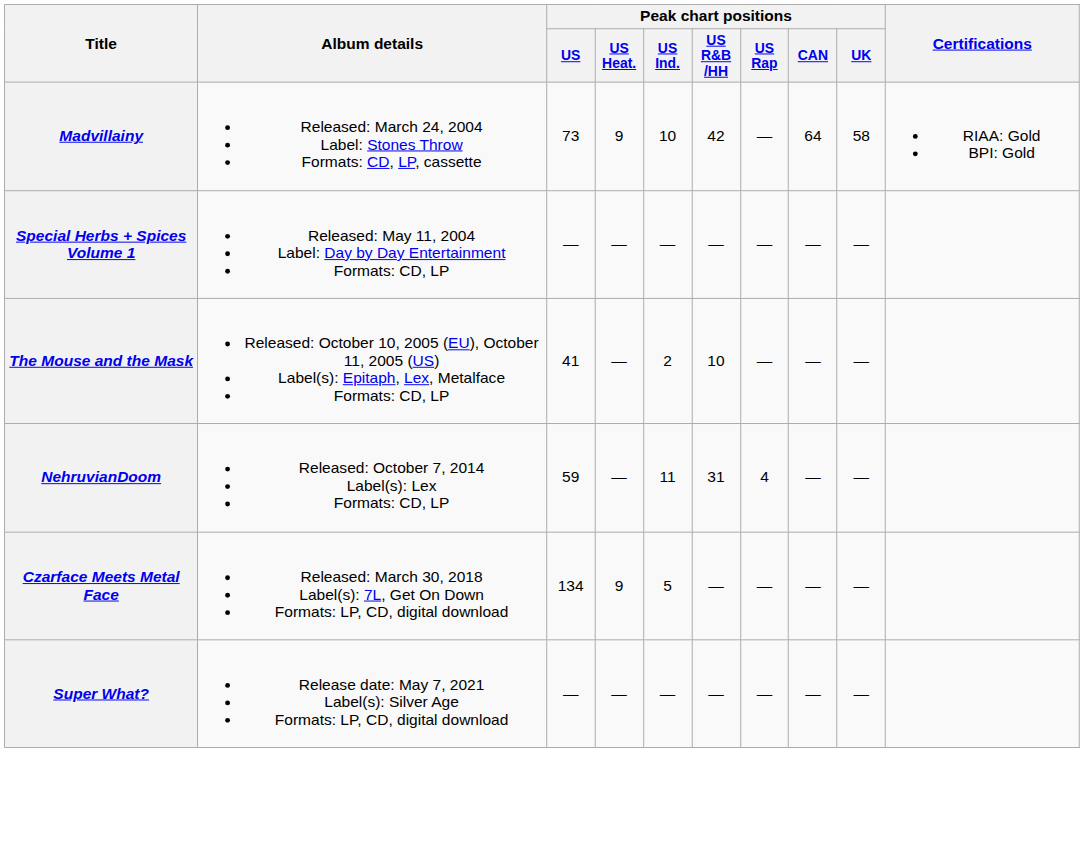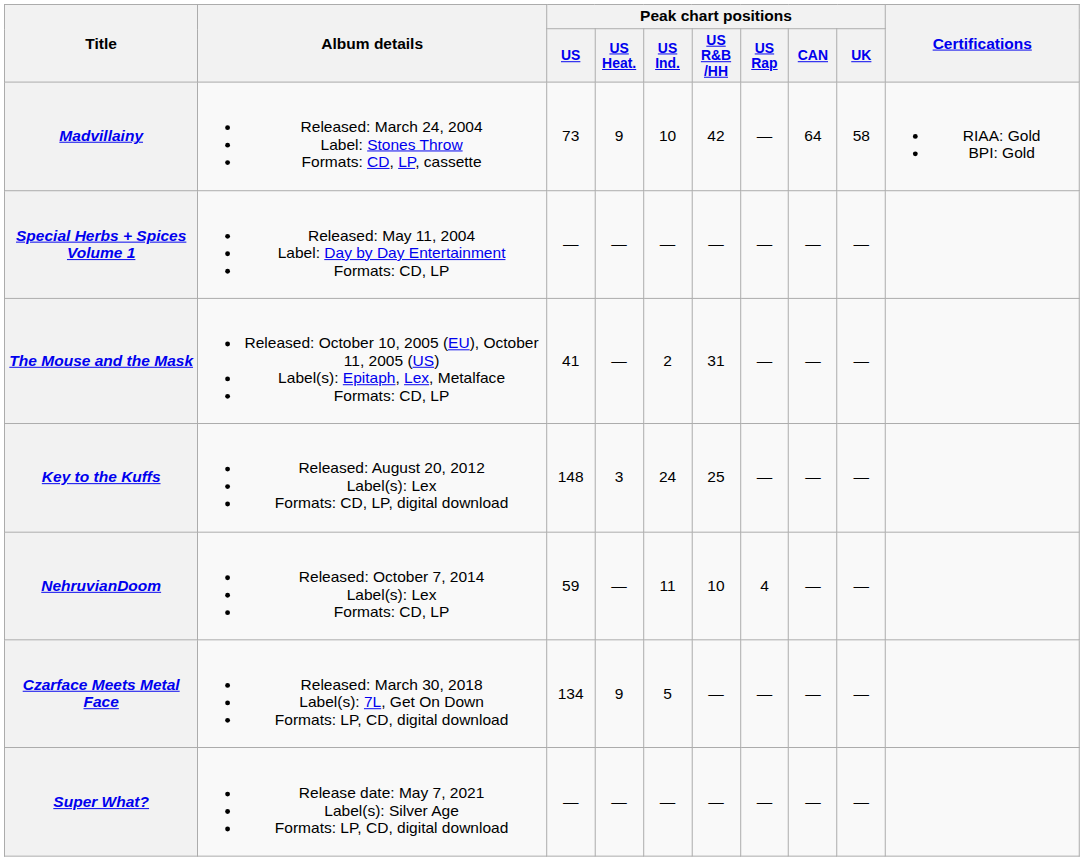(716, 361) 10 -> (716, 361) 31
+ row: (101, 477)
(716, 477) 31 -> (716, 585) 10
